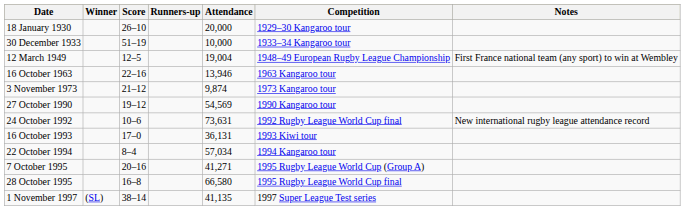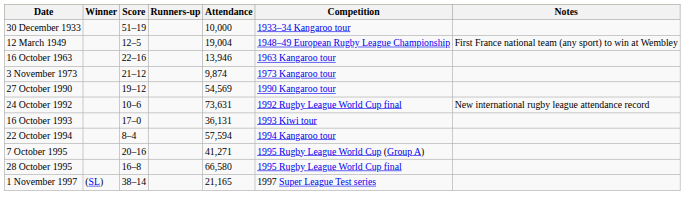- row: (39, 27)
(218, 151) 57,034 -> (218, 136) 57,594
(218, 197) 41,135 -> (218, 182) 21,165
